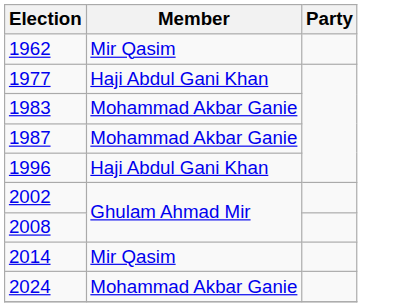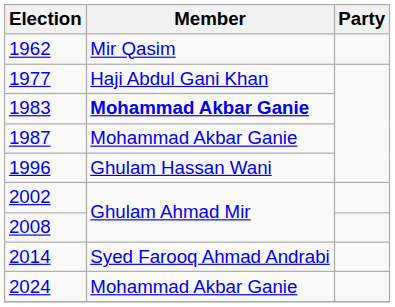(194, 108) normal -> (200, 108) bold
(179, 167) Haji Abdul Gani Khan -> (181, 167) Ghulam Hassan Wani
(133, 256) Mir Qasim -> (210, 256) Syed Farooq Ahmad Andrabi
